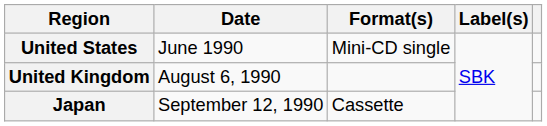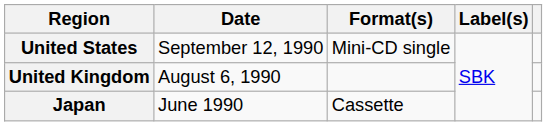(201, 47) June 1990 -> (241, 47) September 12, 1990
(241, 105) September 12, 1990 -> (201, 105) June 1990
